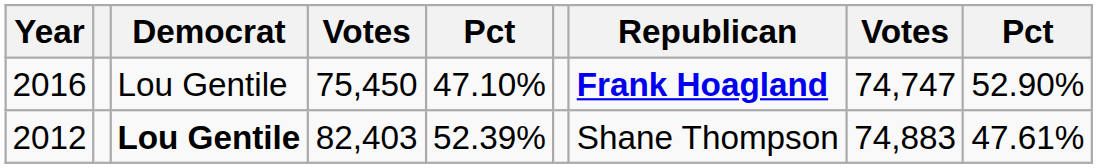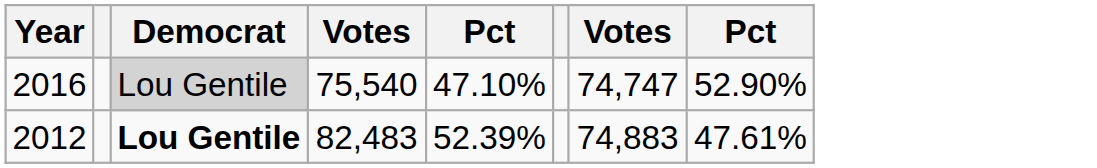- column: (708, 31)
(202, 84) no background -> (202, 84) lightgrey background
(367, 84) 75,450 -> (367, 84) 75,540
(367, 137) 82,403 -> (367, 137) 82,483
